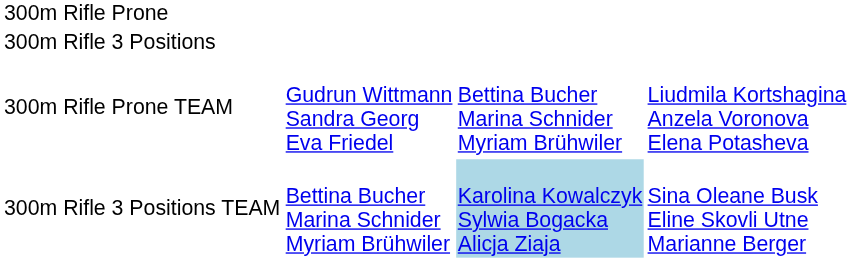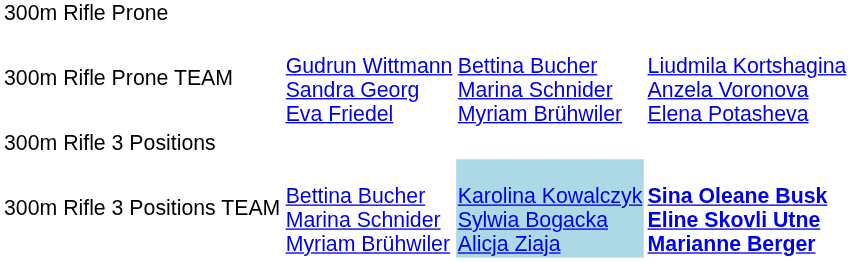rows swapped: (119, 107) <-> (110, 42)
(733, 220) normal -> (737, 220) bold
